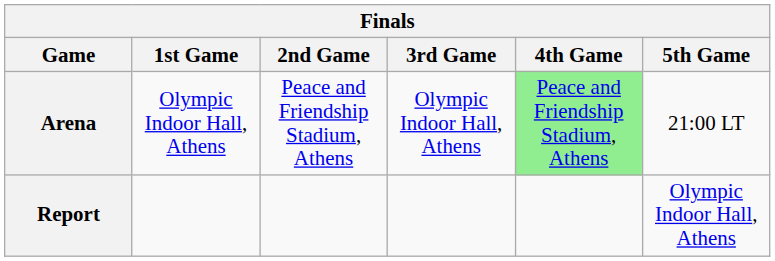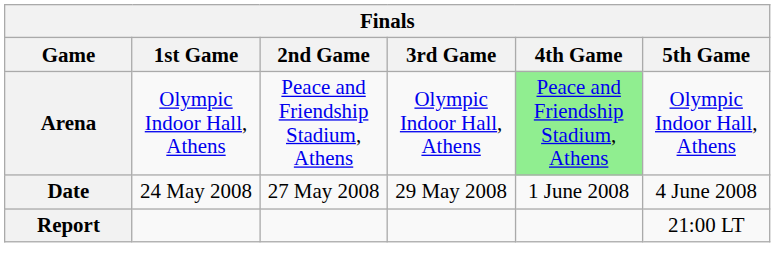(706, 122) 21:00 LT -> (706, 122) Olympic Indoor Hall, Athens
+ row: (68, 191)
(706, 215) Olympic Indoor Hall, Athens -> (706, 224) 21:00 LT
